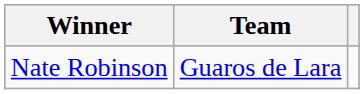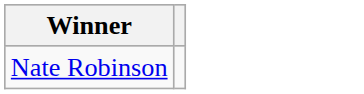- column: (261, 25)
